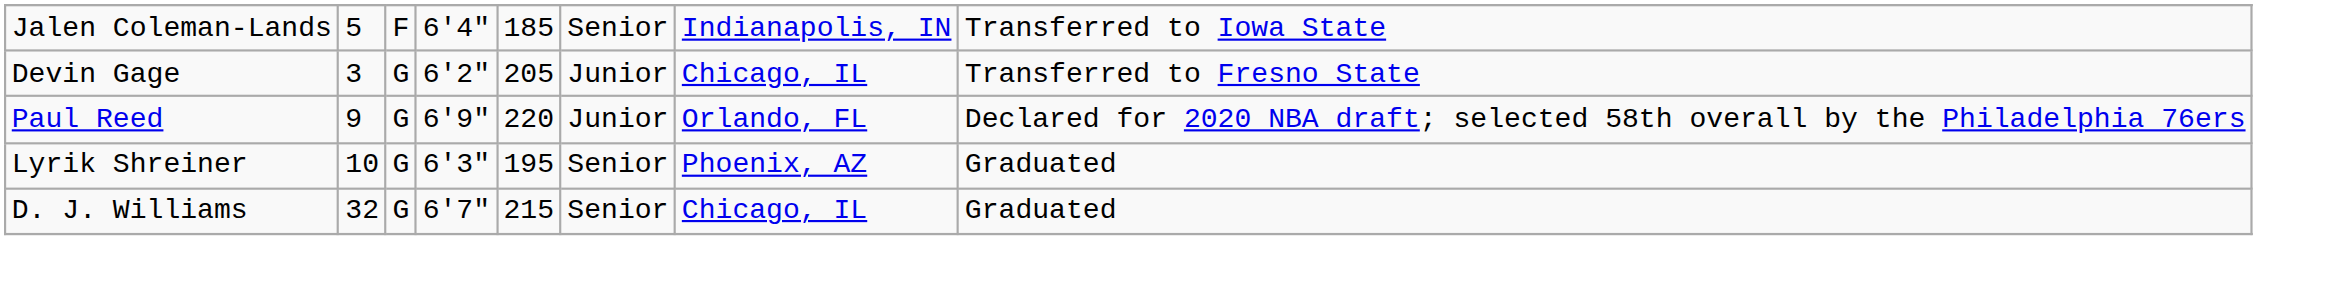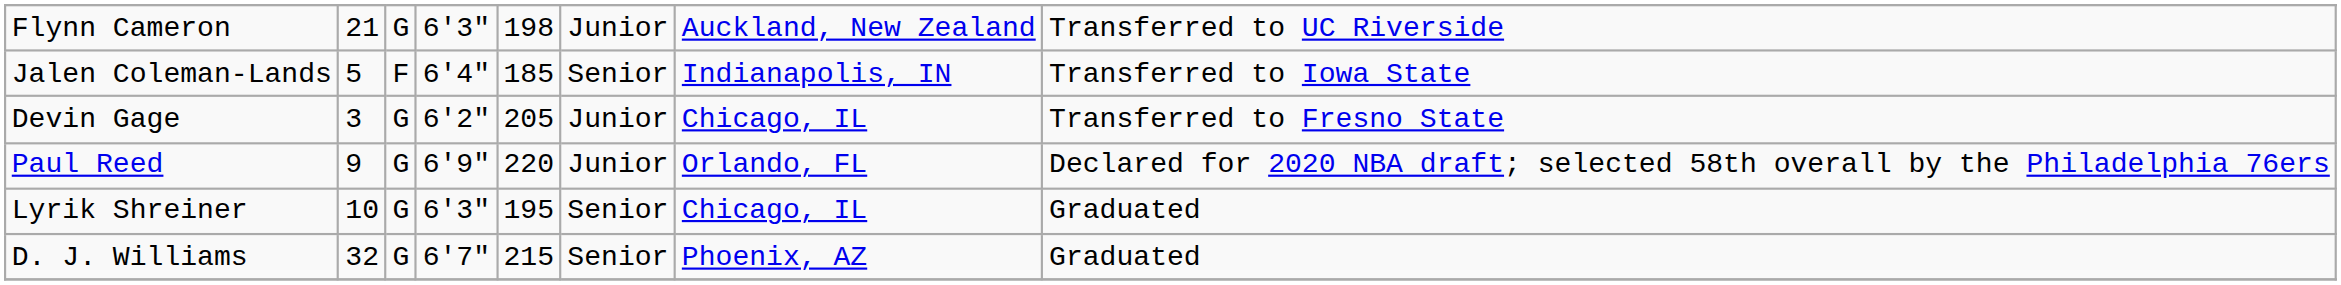+ row: (121, 28)
(775, 165) Phoenix, AZ -> (775, 211) Chicago, IL
(775, 211) Chicago, IL -> (775, 257) Phoenix, AZ
